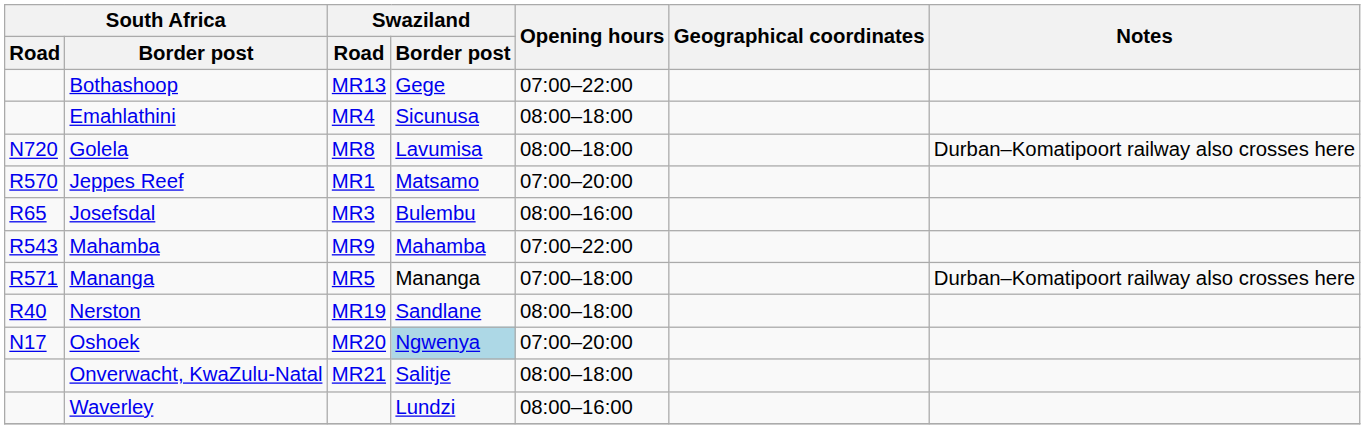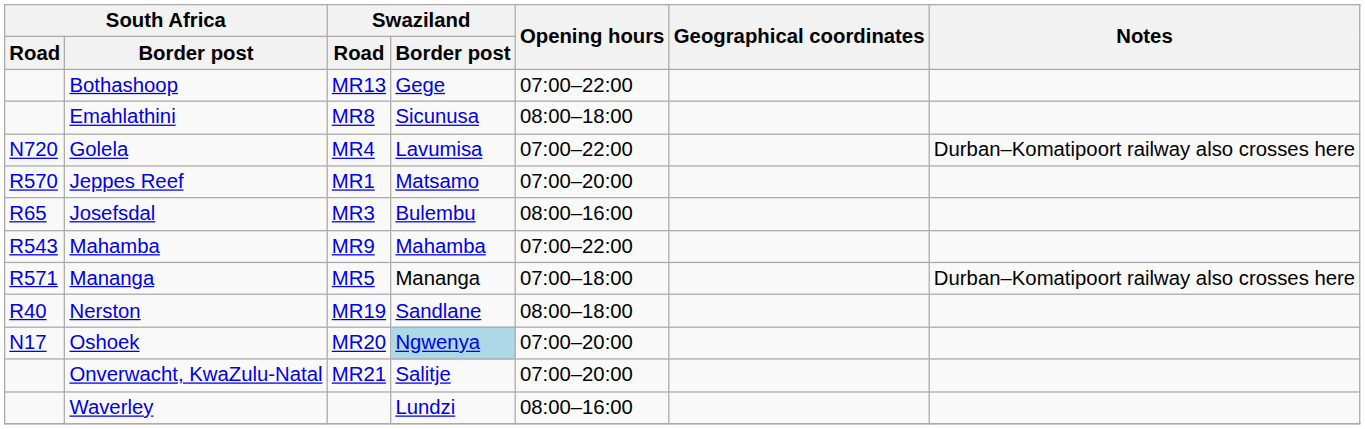(353, 117) MR4 -> (353, 117) MR8
(353, 149) MR8 -> (353, 149) MR4
(576, 149) 08:00–18:00 -> (576, 149) 07:00–22:00
(576, 375) 08:00–18:00 -> (576, 375) 07:00–20:00
